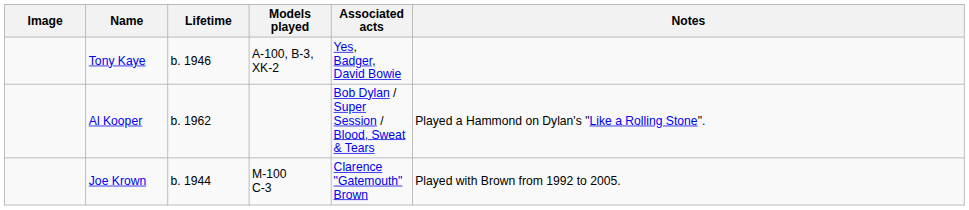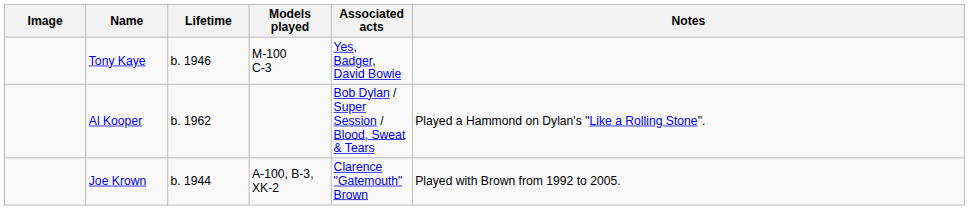(283, 60) A-100, B-3, XK-2 -> (269, 60) M-100 C-3
(269, 181) M-100 C-3 -> (283, 181) A-100, B-3, XK-2
